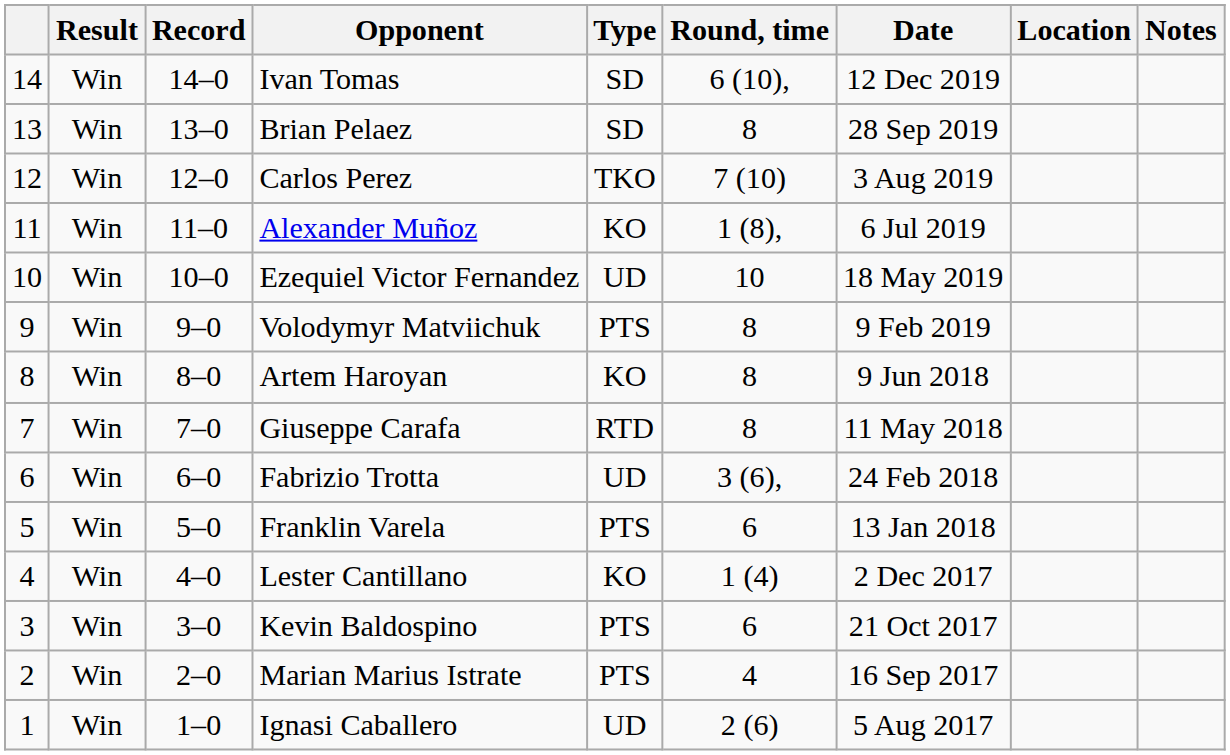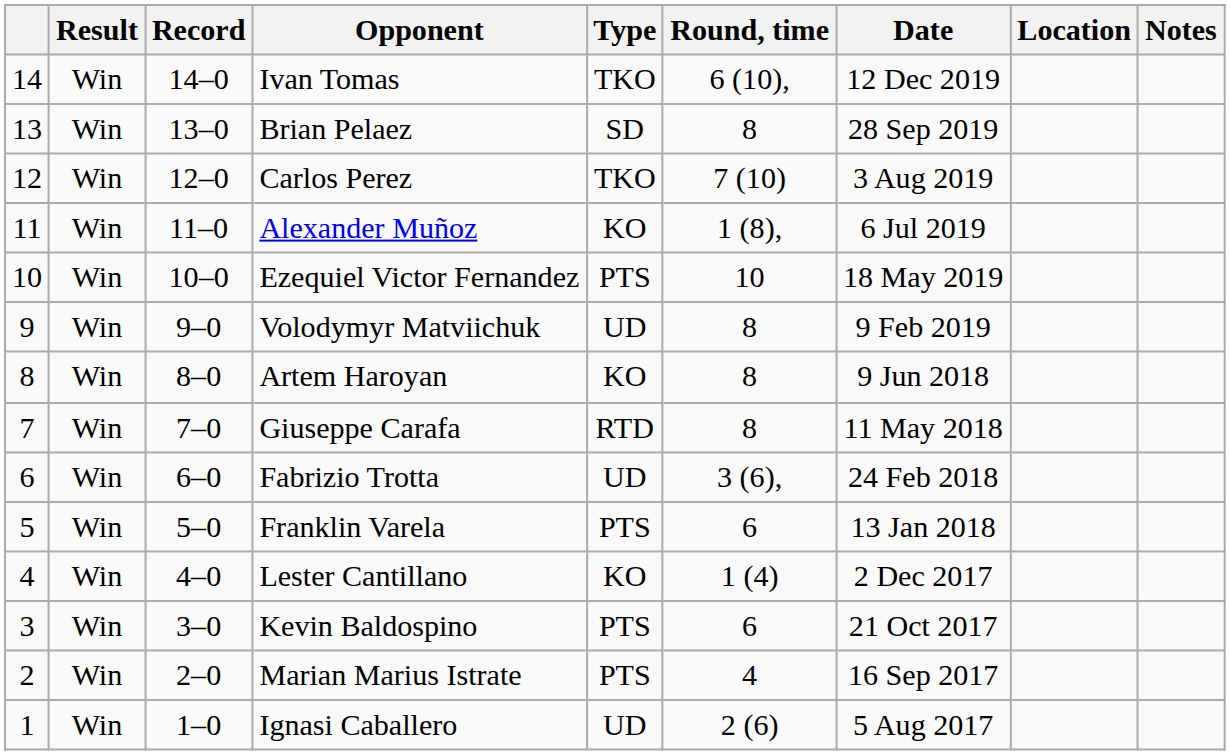(625, 79) SD -> (625, 79) TKO
(625, 277) UD -> (625, 277) PTS
(625, 327) PTS -> (625, 327) UD
